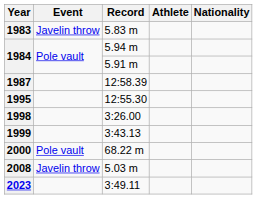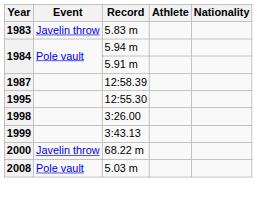(60, 151) Pole vault -> (68, 151) Javelin throw
(68, 168) Javelin throw -> (60, 168) Pole vault
- row: (19, 185)
